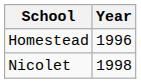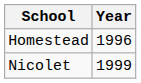(114, 65) 1998 -> (114, 65) 1999
